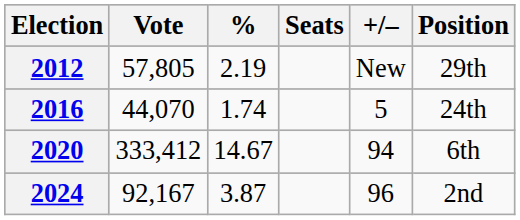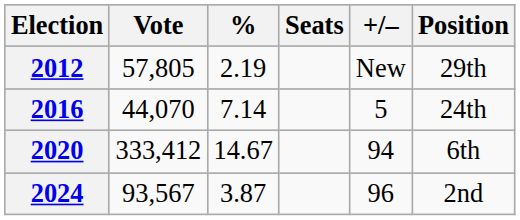(243, 109) 1.74 -> (243, 109) 7.14
(158, 192) 92,167 -> (158, 192) 93,567
